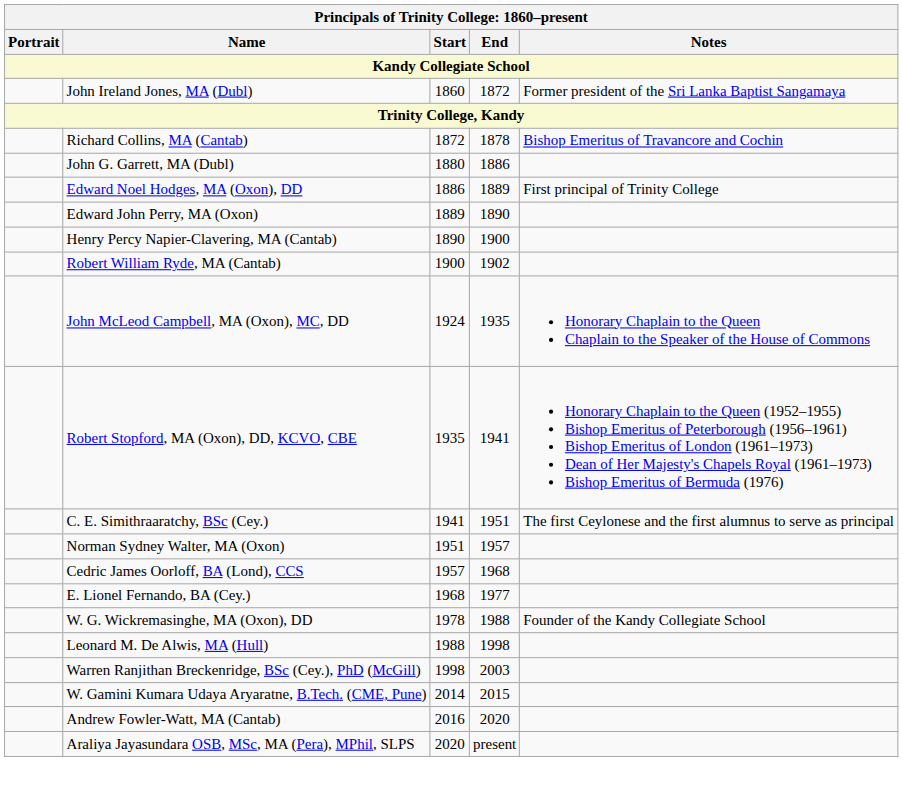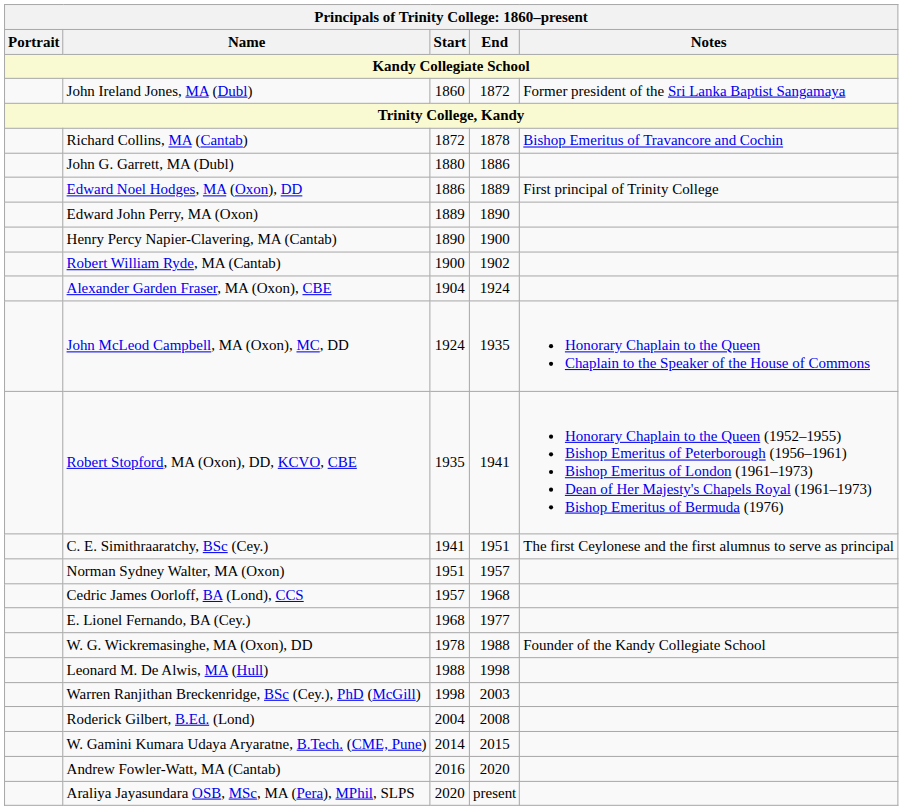+ row: (199, 288)
+ row: (161, 719)
